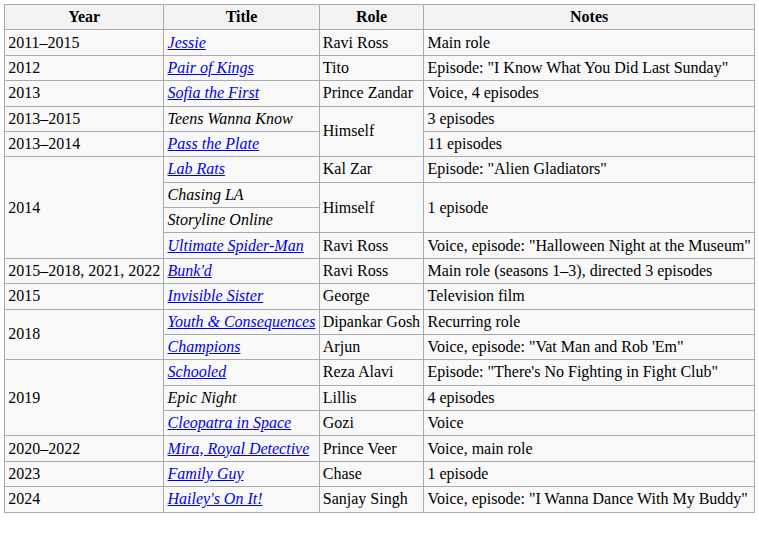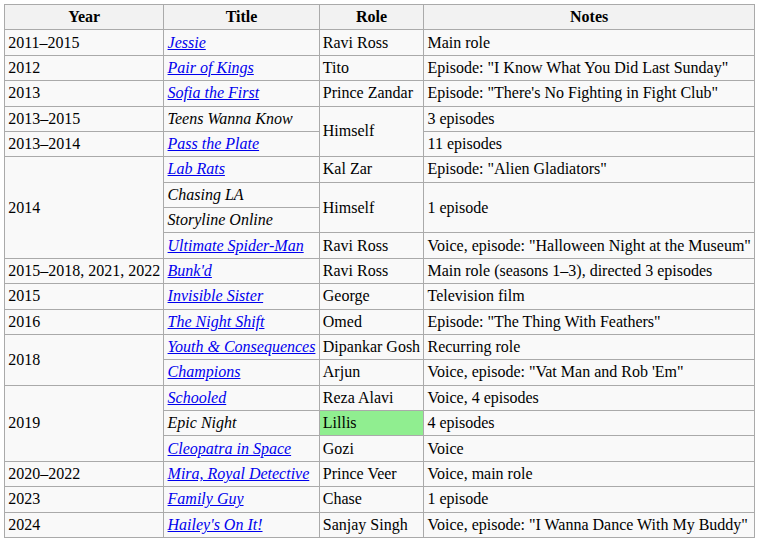(483, 93) Voice, 4 episodes -> (573, 93) Episode: "There's No Fighting in Fight Club"
+ row: (216, 321)
(573, 372) Episode: "There's No Fighting in Fight Club" -> (483, 397) Voice, 4 episodes
(340, 397) no background -> (340, 423) lightgreen background
